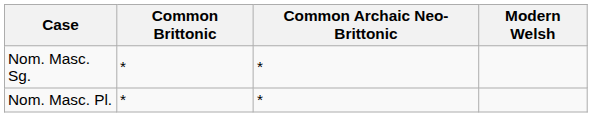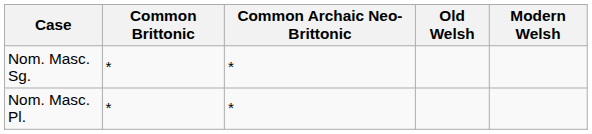+ column: (452, 25)
